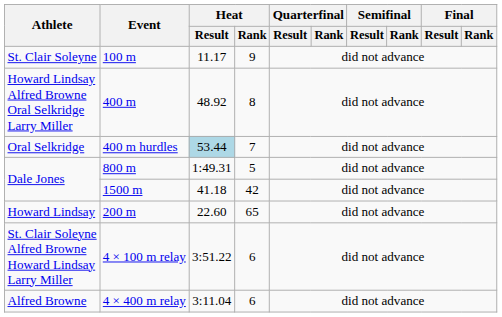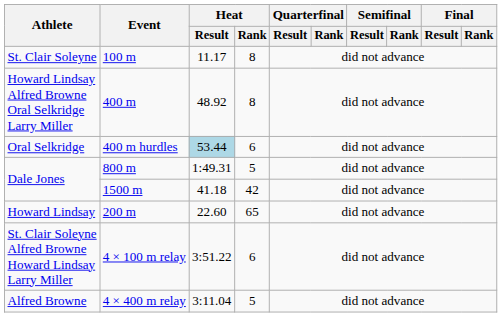(252, 57) 9 -> (252, 57) 8
(252, 147) 7 -> (252, 147) 6
(252, 301) 6 -> (252, 301) 5
